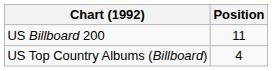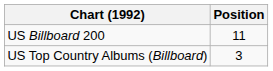(239, 55) 4 -> (239, 55) 3
